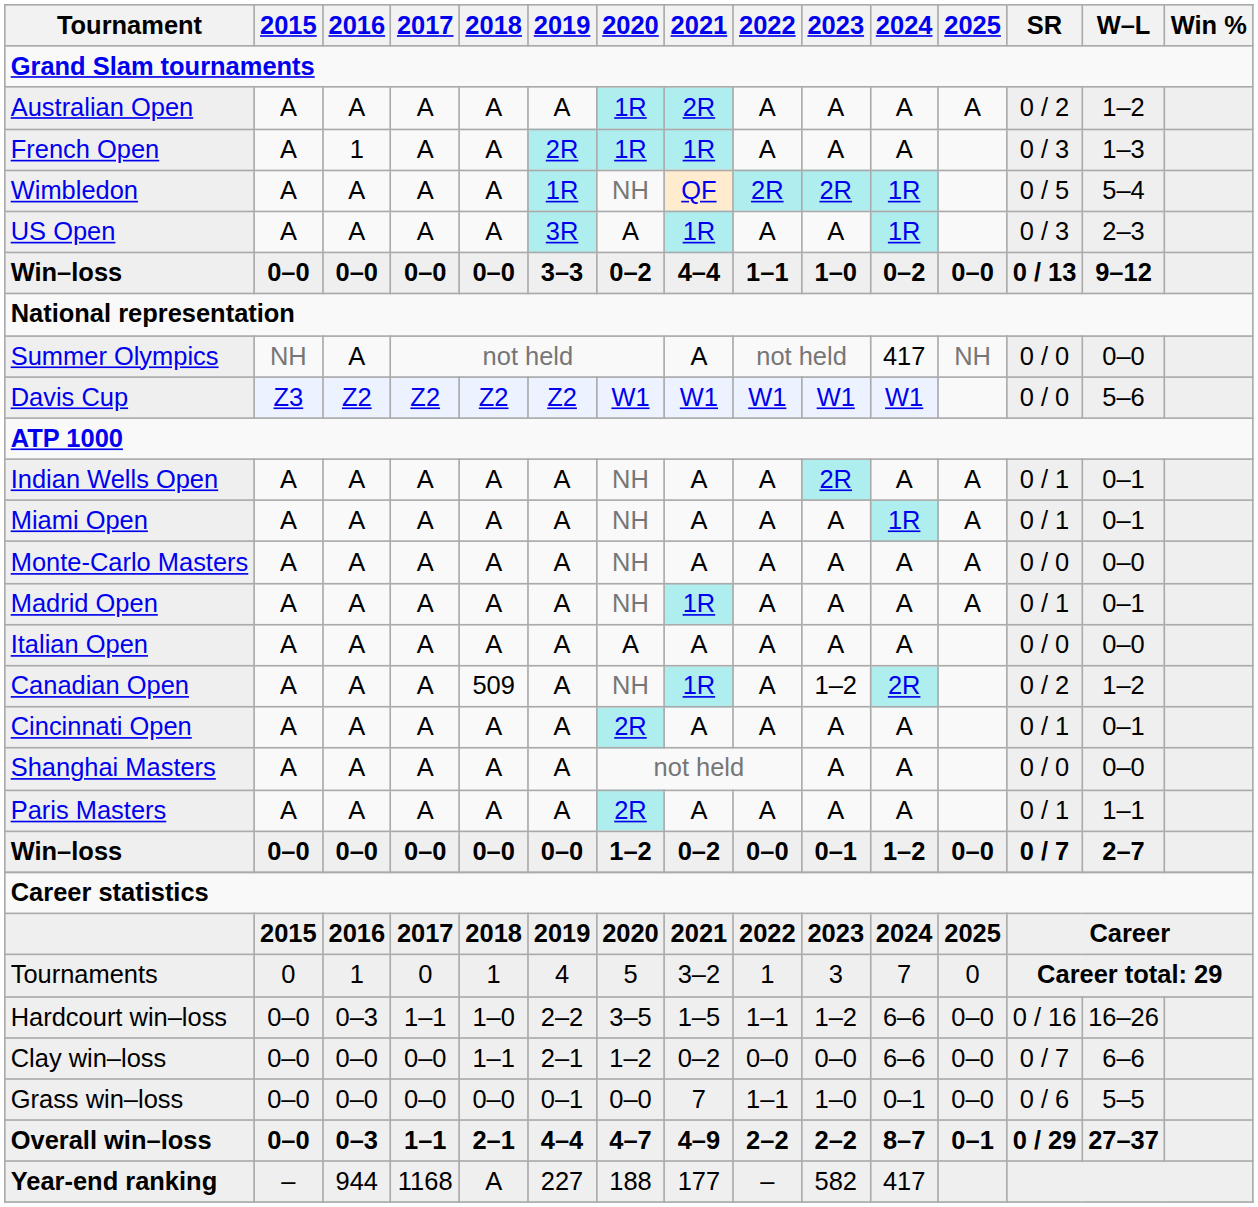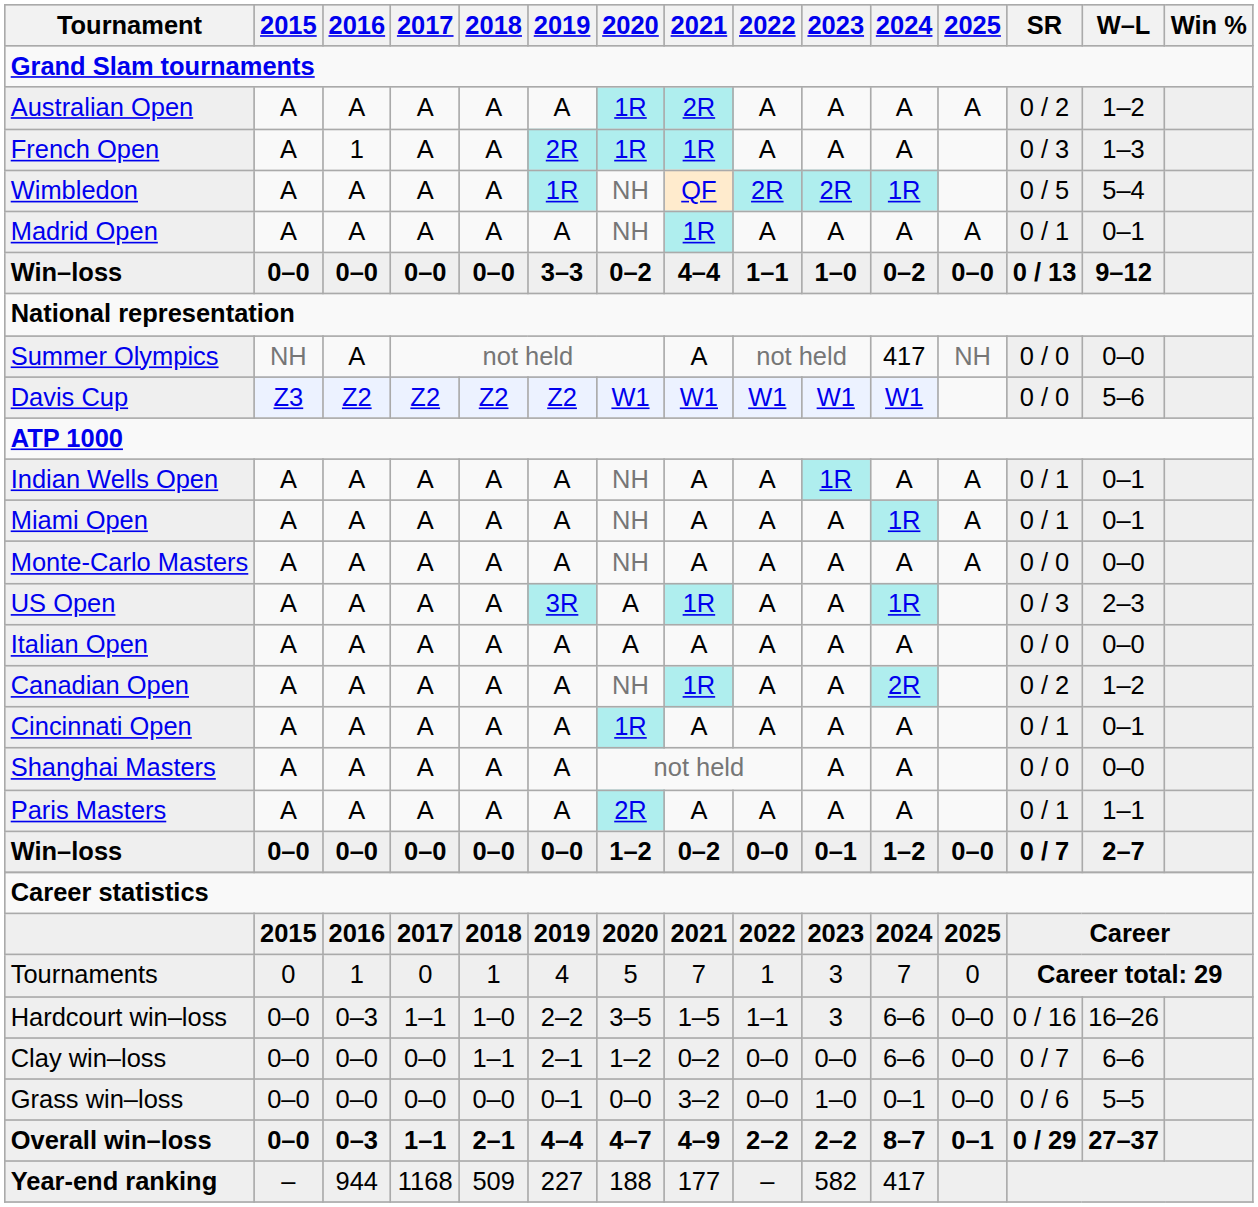rows swapped: (63, 231) <-> (84, 602)
(836, 479) 2R -> (836, 479) 1R
(494, 685) 509 -> (494, 685) A
(836, 685) 1–2 -> (836, 685) A
(630, 726) 2R -> (630, 726) 1R
(699, 974) 3–2 -> (699, 974) 7
(836, 1016) 1–2 -> (836, 1016) 3
(699, 1098) 7 -> (699, 1098) 3–2
(767, 1098) 1–1 -> (767, 1098) 0–0
(494, 1181) A -> (494, 1181) 509
